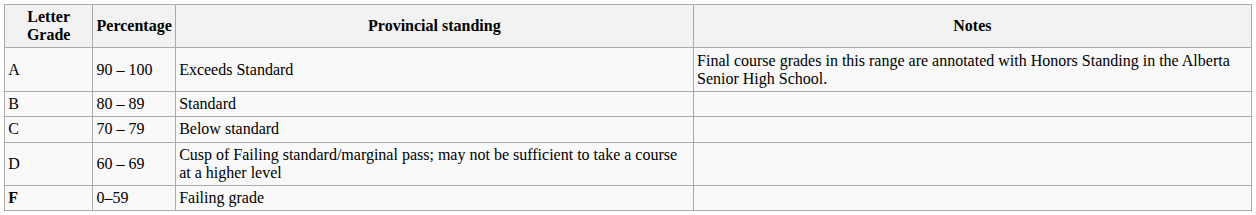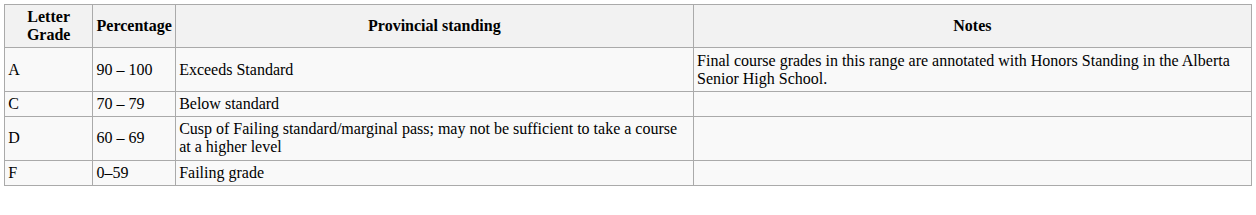- row: (208, 103)
(13, 198) bold -> (13, 172) normal
